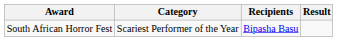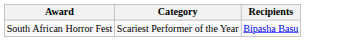- column: (317, 12)
